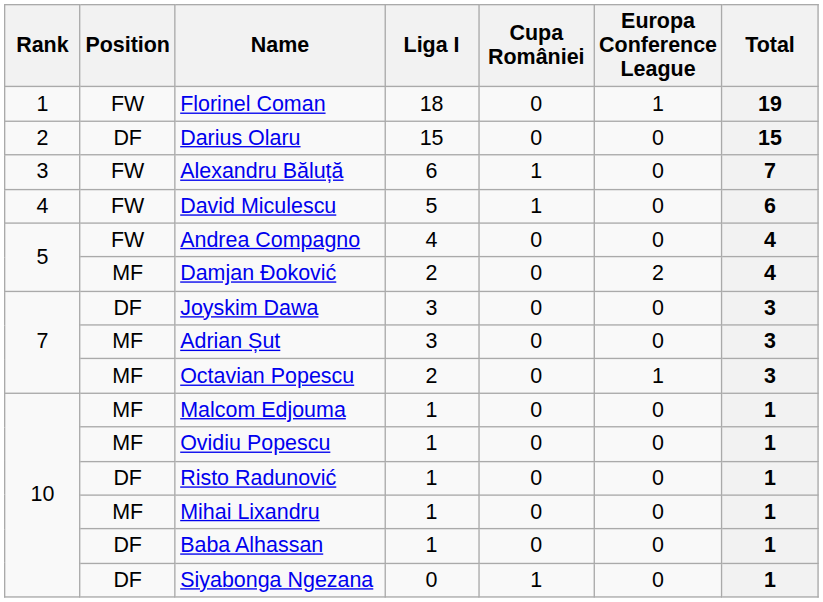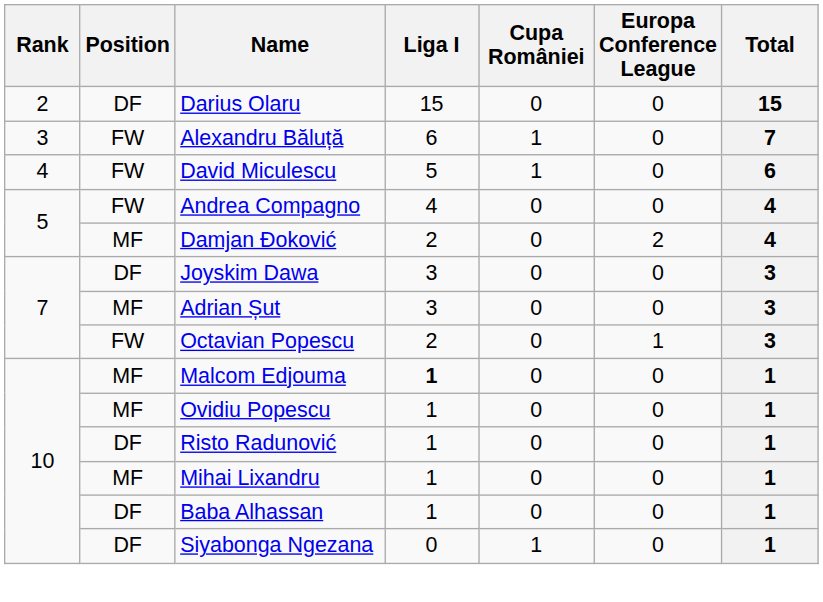- row: (253, 103)
(128, 375) MF -> (128, 341) FW
(432, 409) normal -> (432, 375) bold
